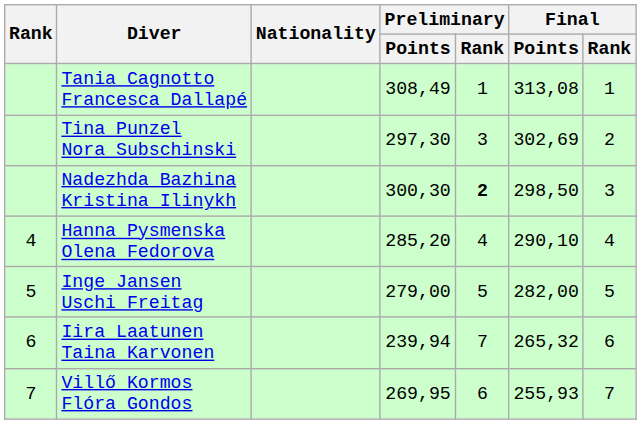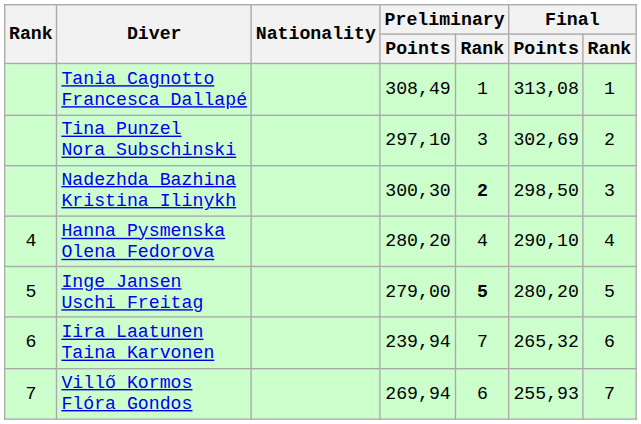(418, 140) 297,30 -> (418, 140) 297,10
(418, 241) 285,20 -> (418, 241) 280,20
(482, 292) normal -> (482, 292) bold
(546, 292) 282,00 -> (546, 292) 280,20
(418, 393) 269,95 -> (418, 393) 269,94
